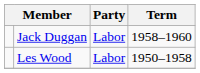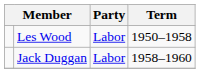rows swapped: (44, 57) <-> (52, 36)
